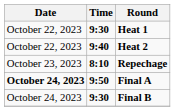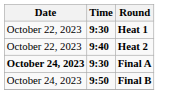- row: (143, 64)
(99, 81) 9:50 -> (99, 64) 9:30
(99, 98) 9:30 -> (99, 81) 9:50
